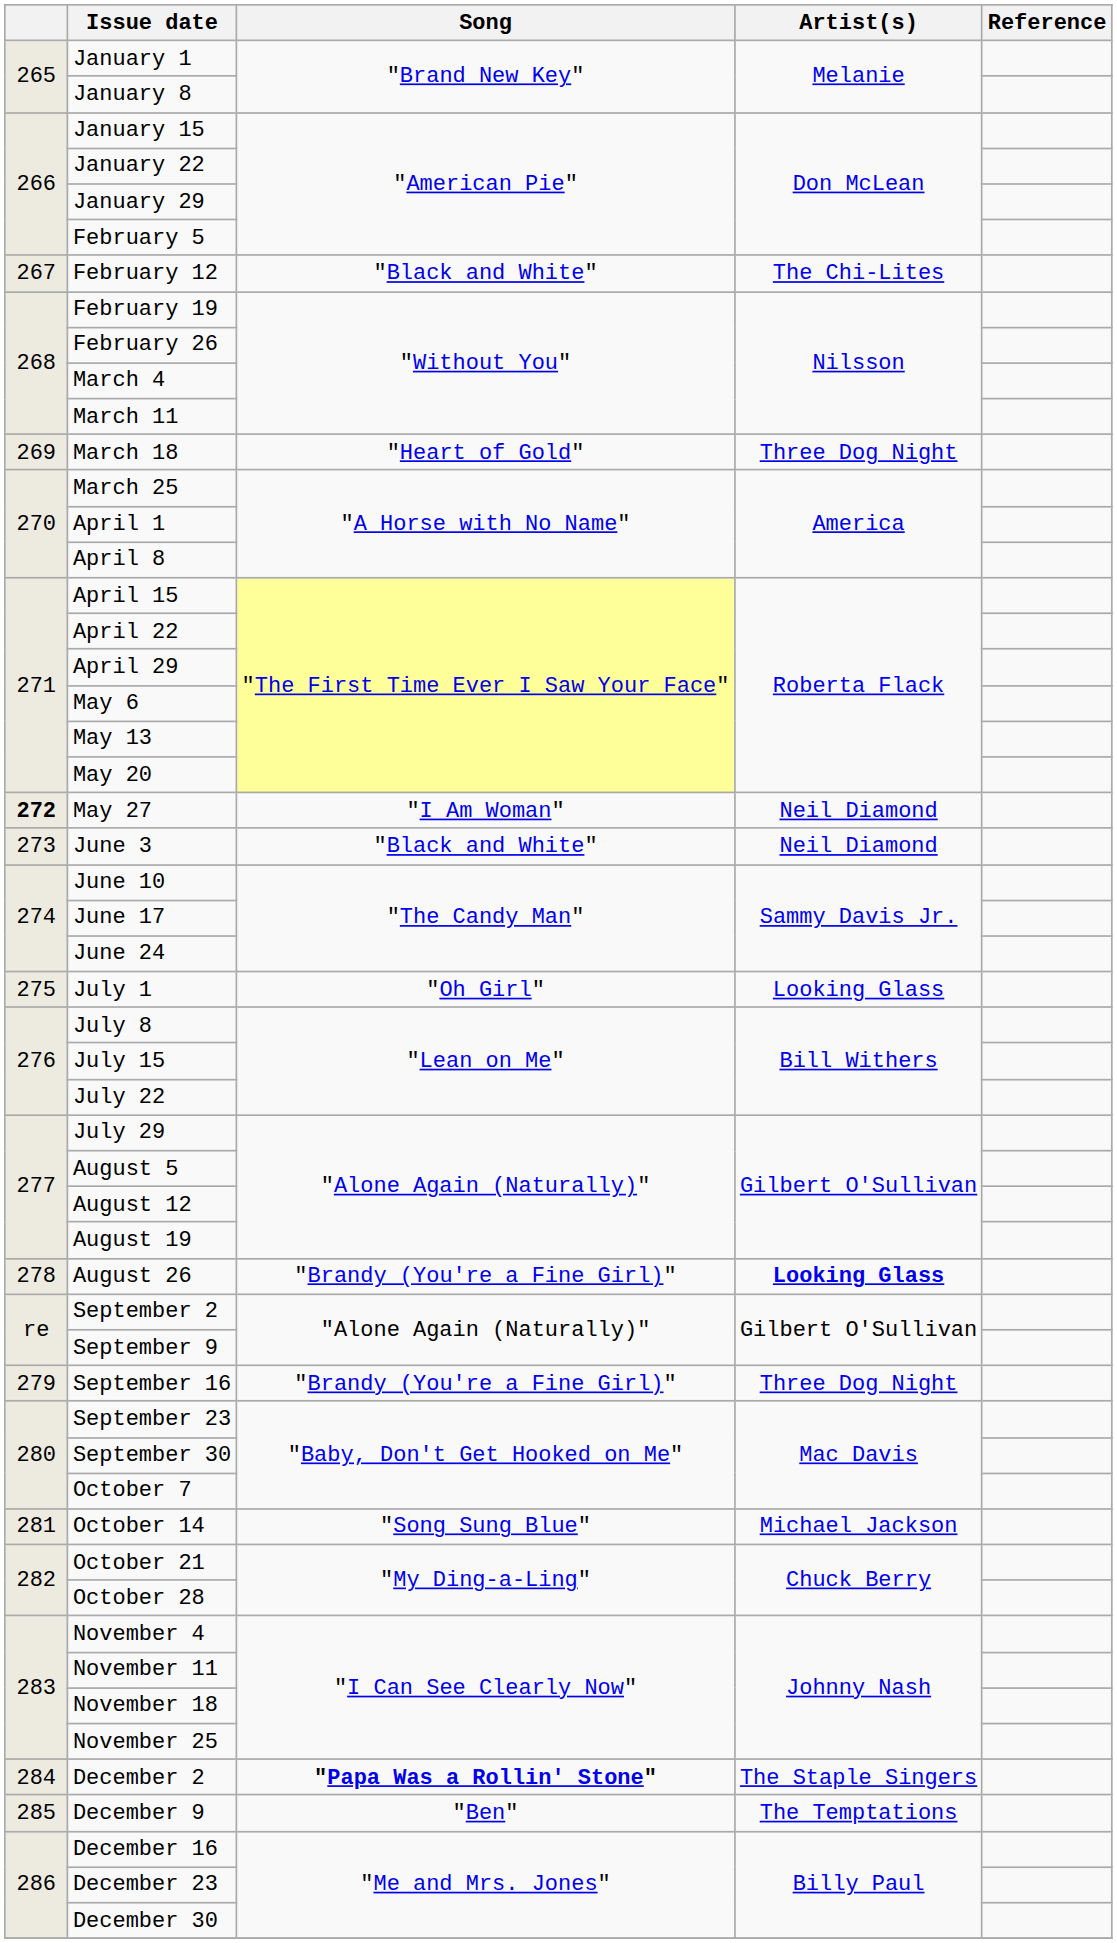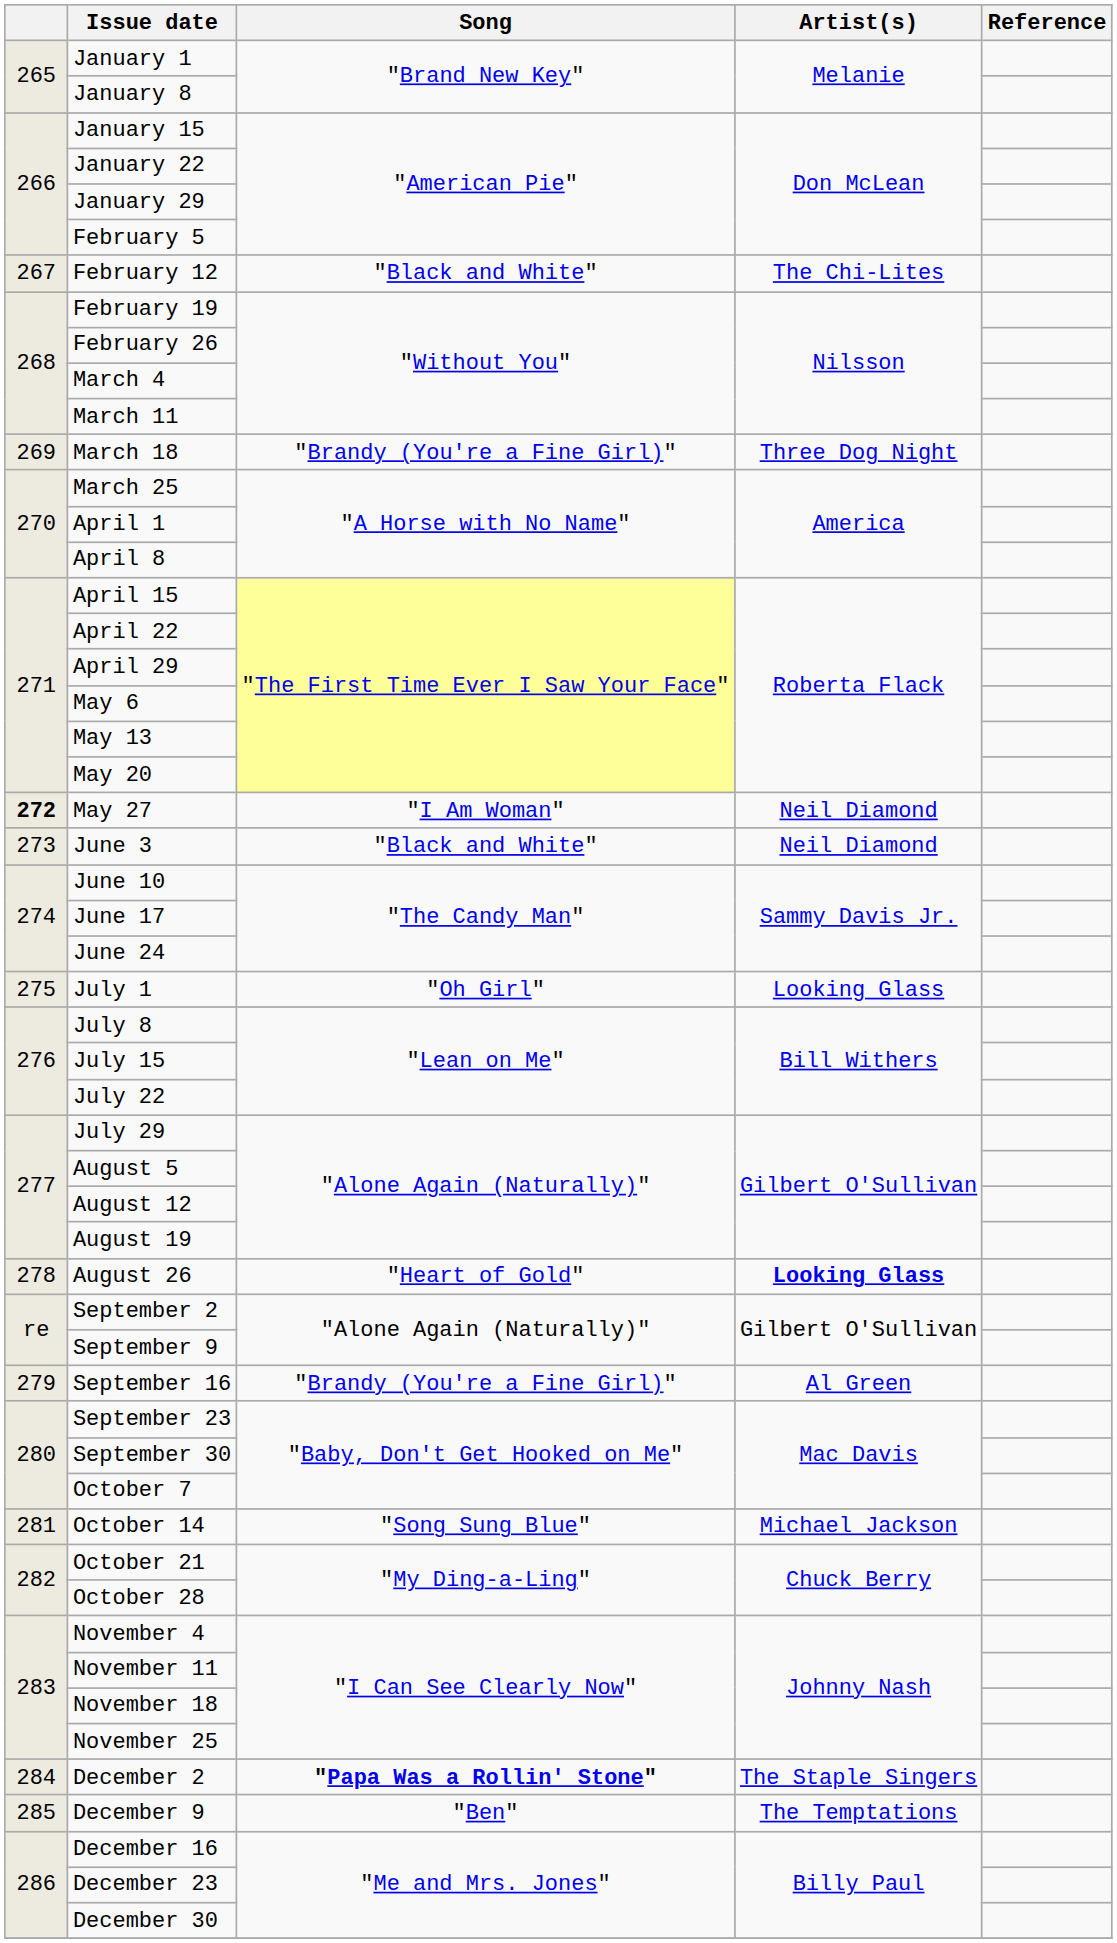(486, 452) "Heart of Gold" -> (486, 452) "Brandy (You're a Fine Girl)"
(486, 1276) "Brandy (You're a Fine Girl)" -> (486, 1276) "Heart of Gold"
(859, 1383) Three Dog Night -> (859, 1383) Al Green
